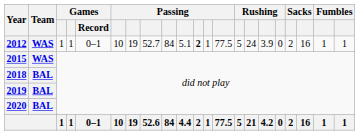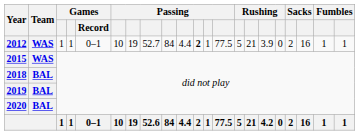(185, 43) 5.1 -> (185, 43) 4.4
(251, 43) 24 -> (251, 43) 21
